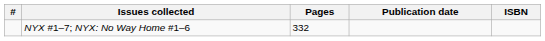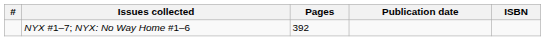(301, 28) 332 -> (301, 28) 392
